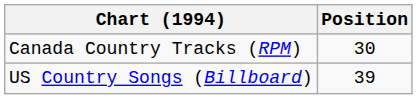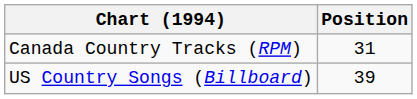(365, 49) 30 -> (365, 49) 31
